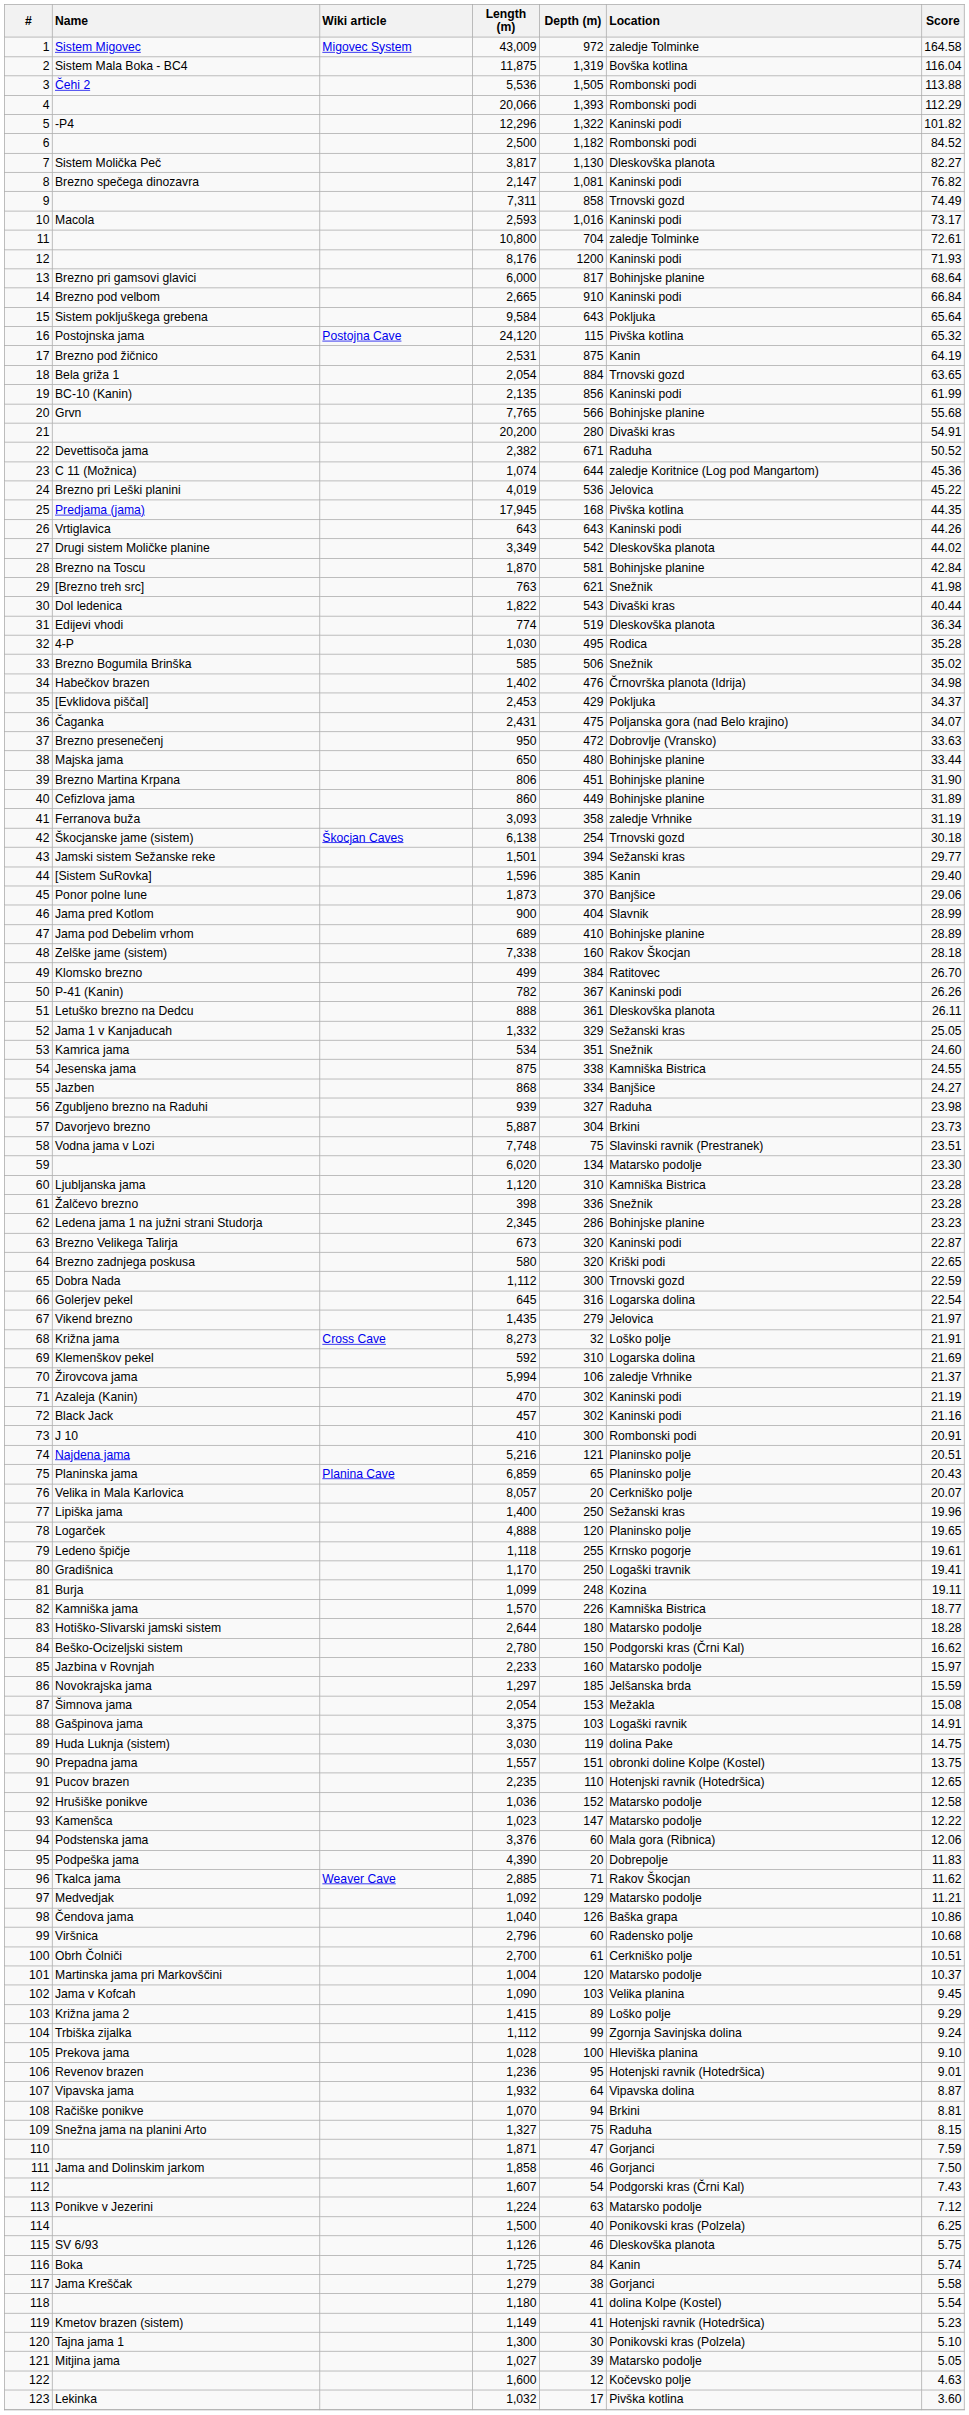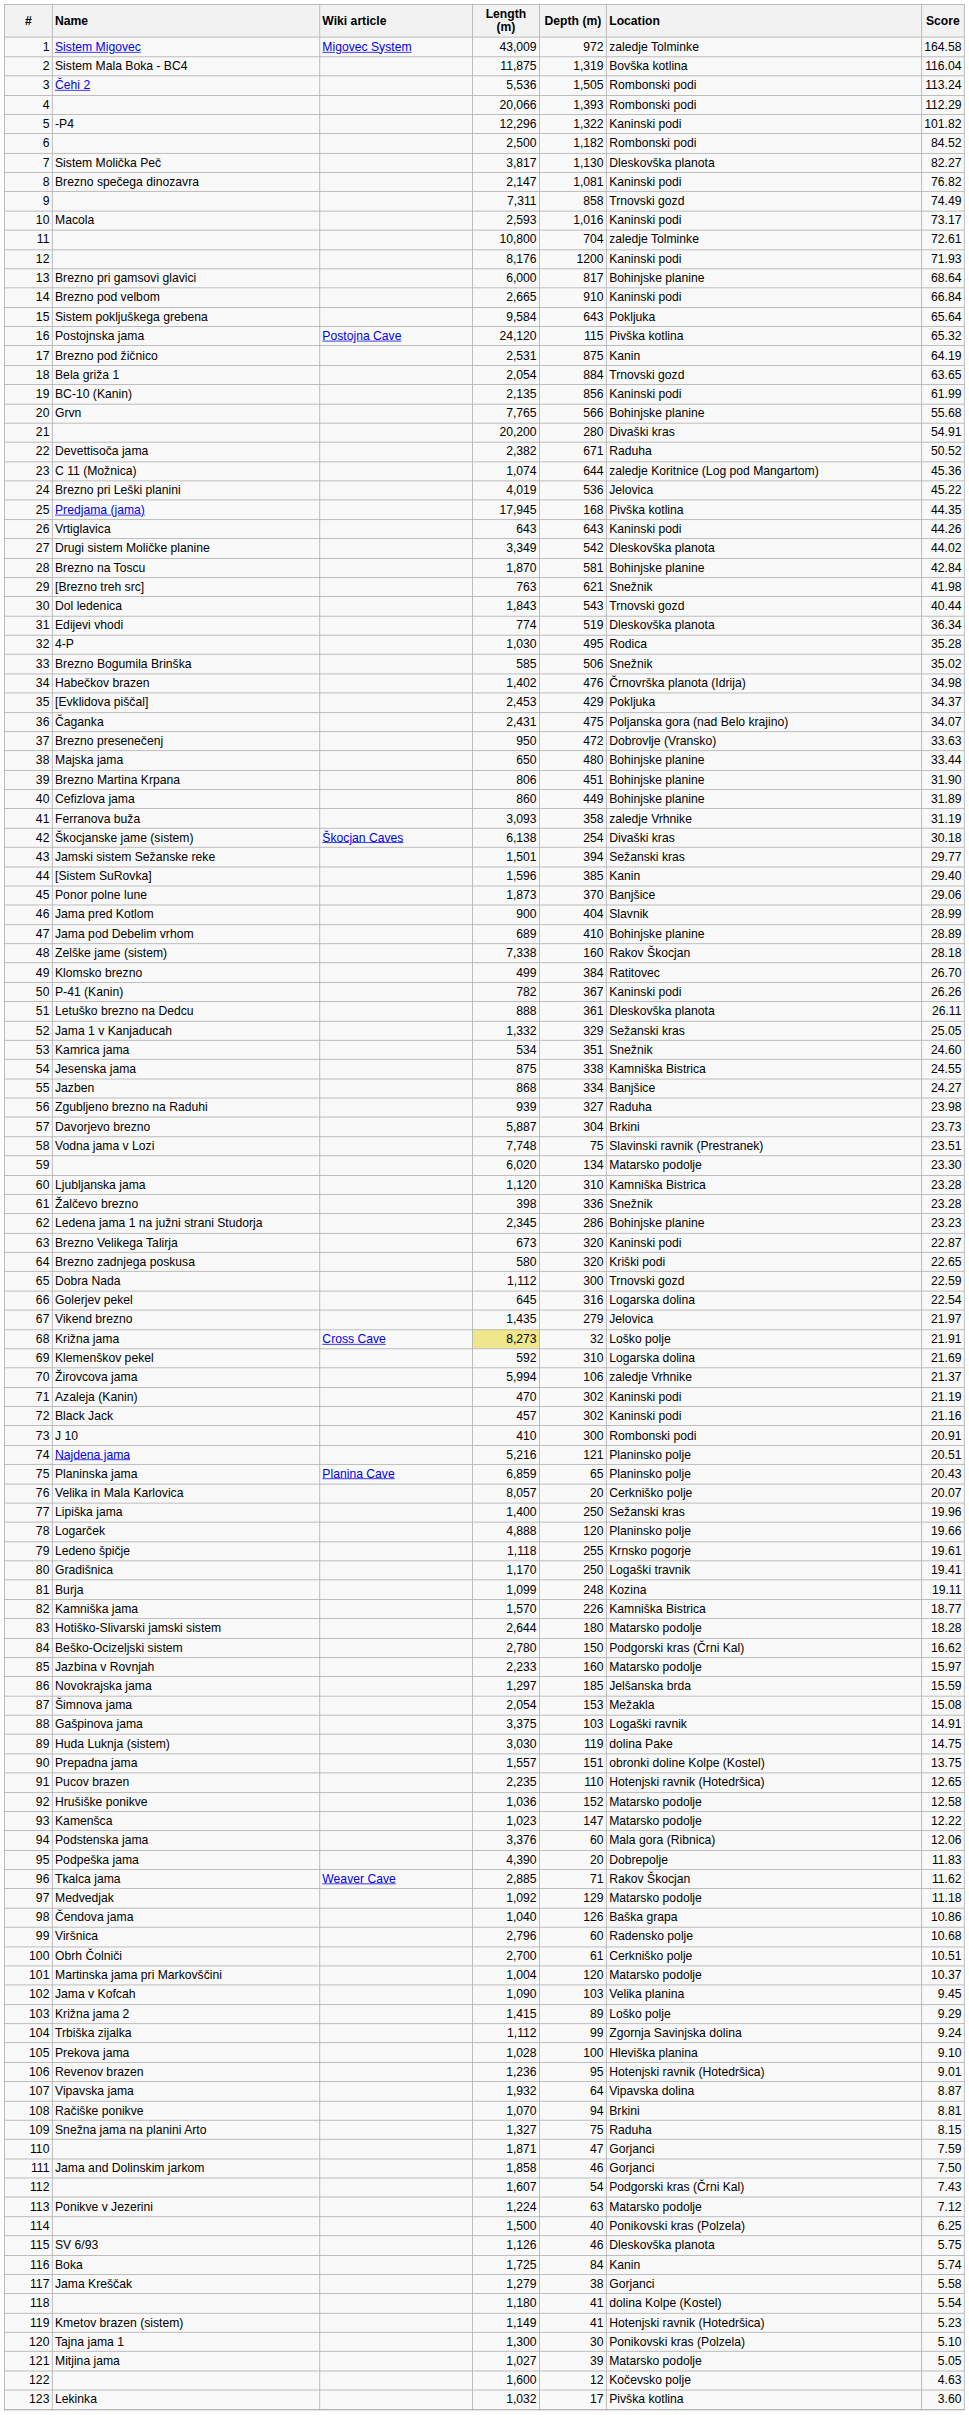(943, 85) 113.88 -> (943, 85) 113.24
(521, 606) 1,822 -> (521, 606) 1,843
(642, 606) Divaški kras -> (647, 606) Trnovski gozd
(647, 837) Trnovski gozd -> (642, 837) Divaški kras
(521, 1339) no background -> (521, 1339) khaki background
(946, 1532) 19.65 -> (946, 1532) 19.66
(947, 1898) 11.21 -> (947, 1898) 11.18
